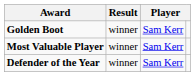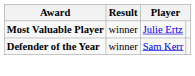- row: (35, 29)
(163, 46) Sam Kerr -> (163, 29) Julie Ertz
